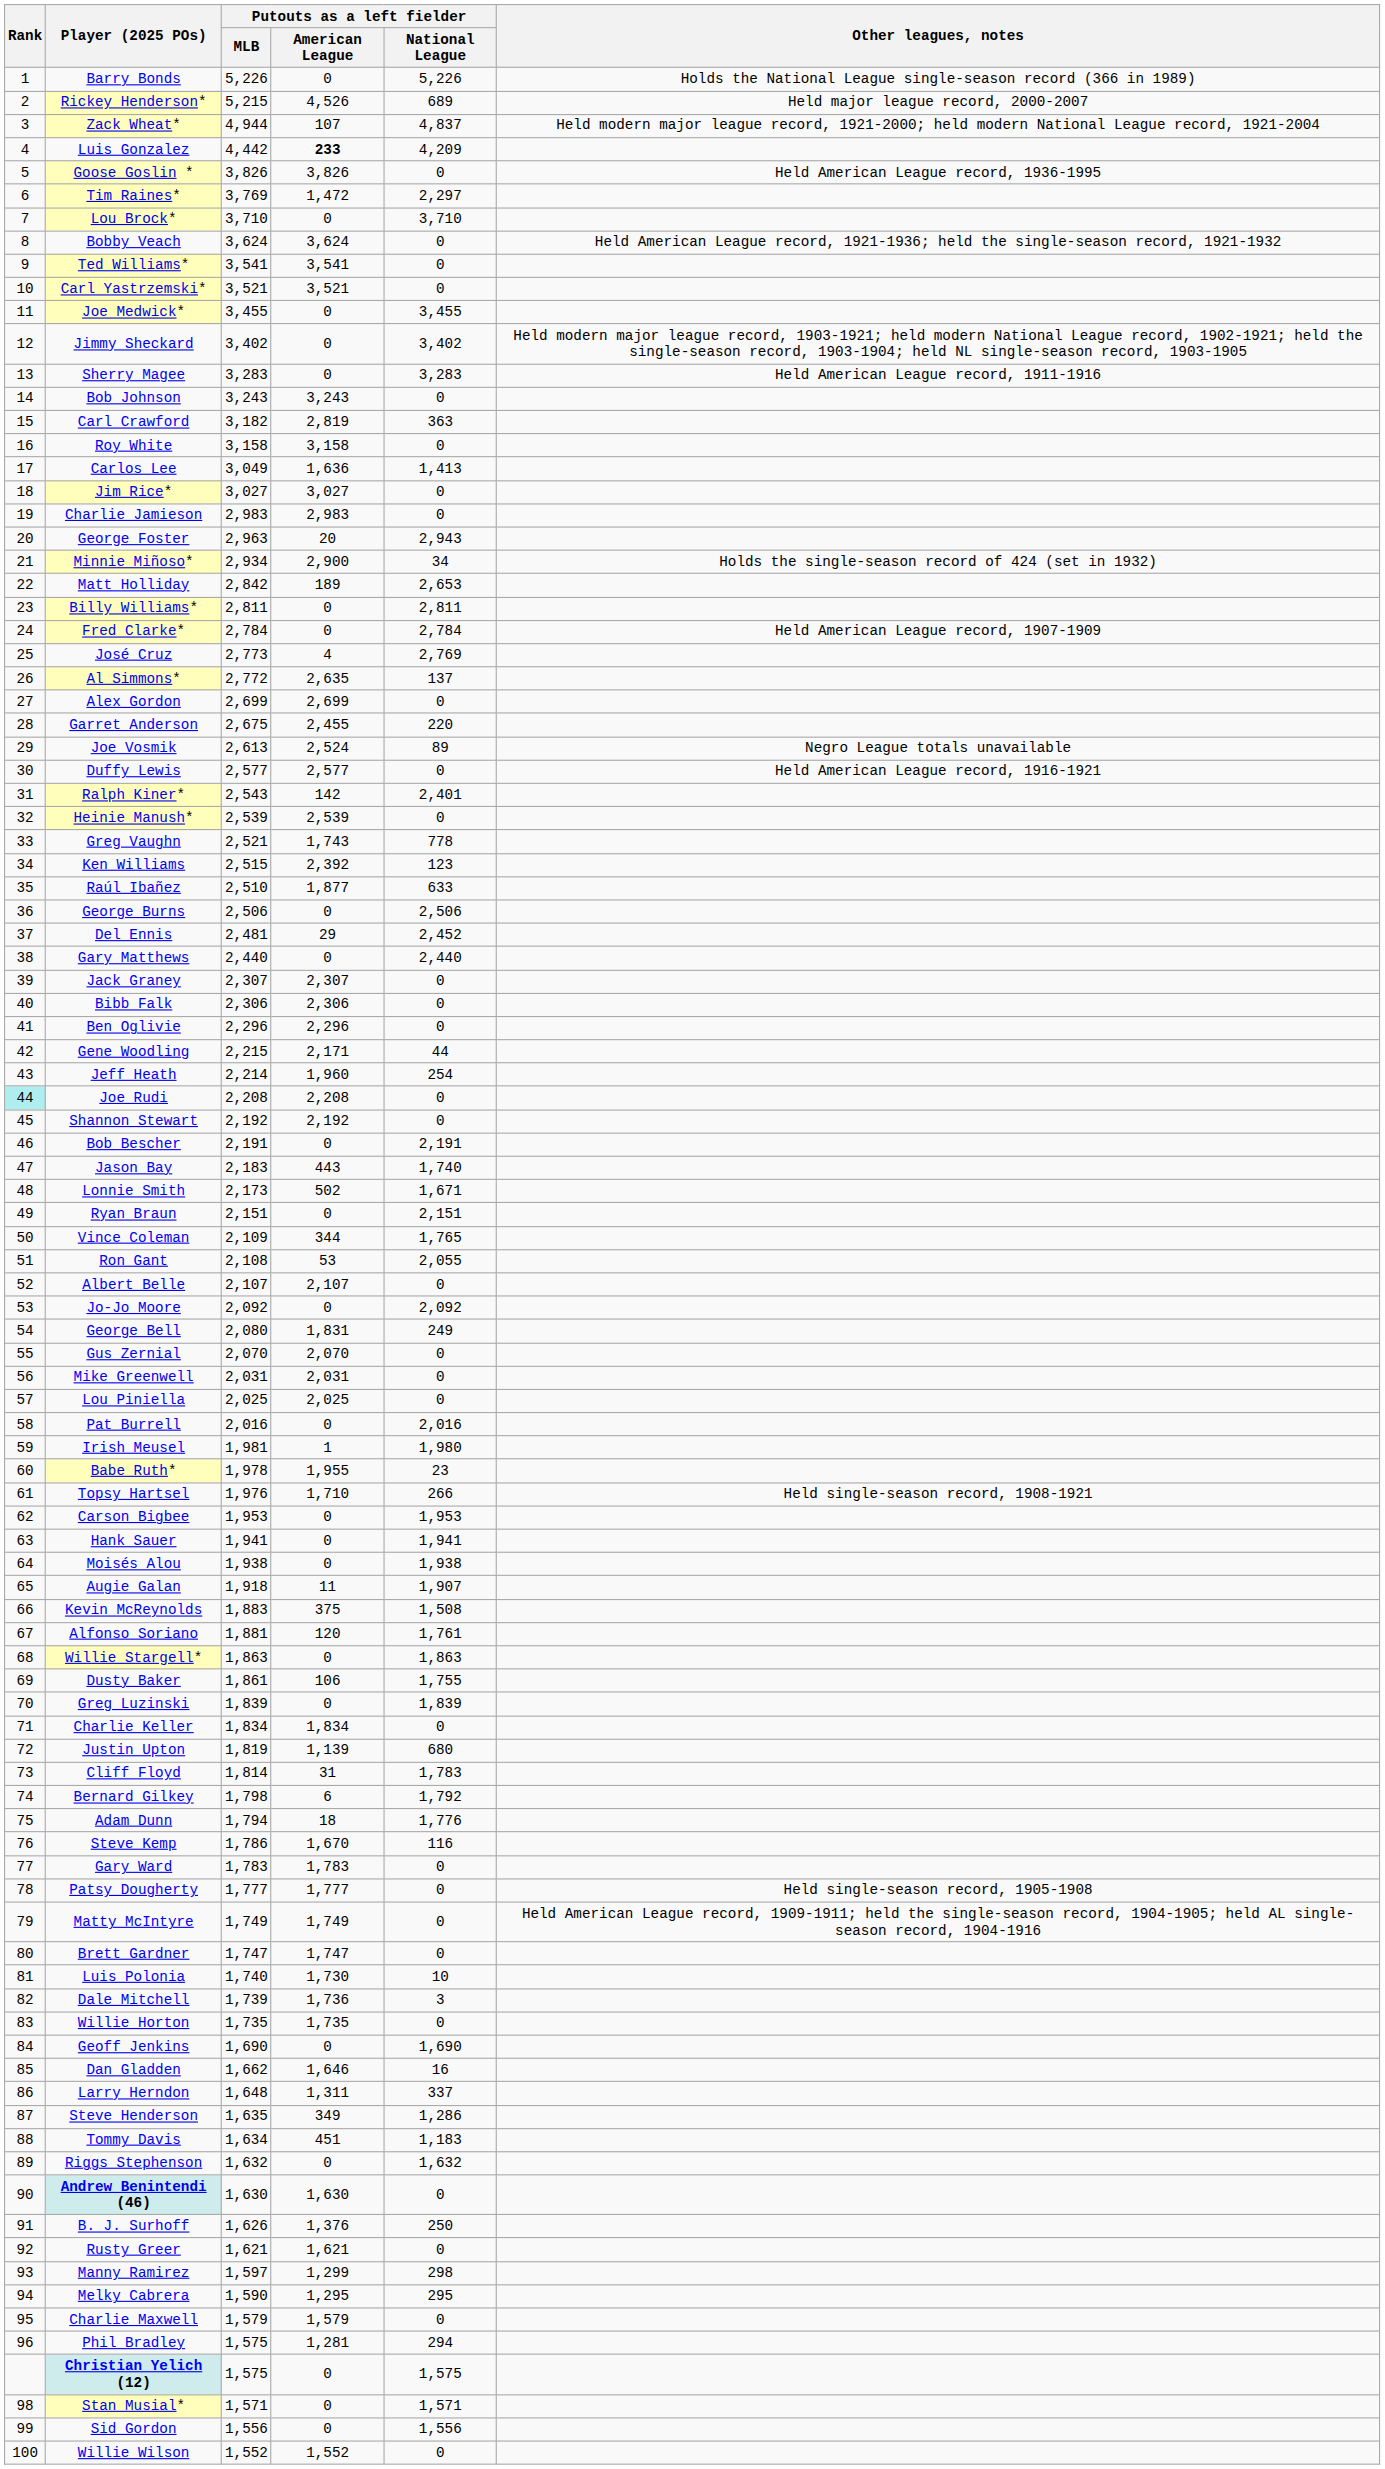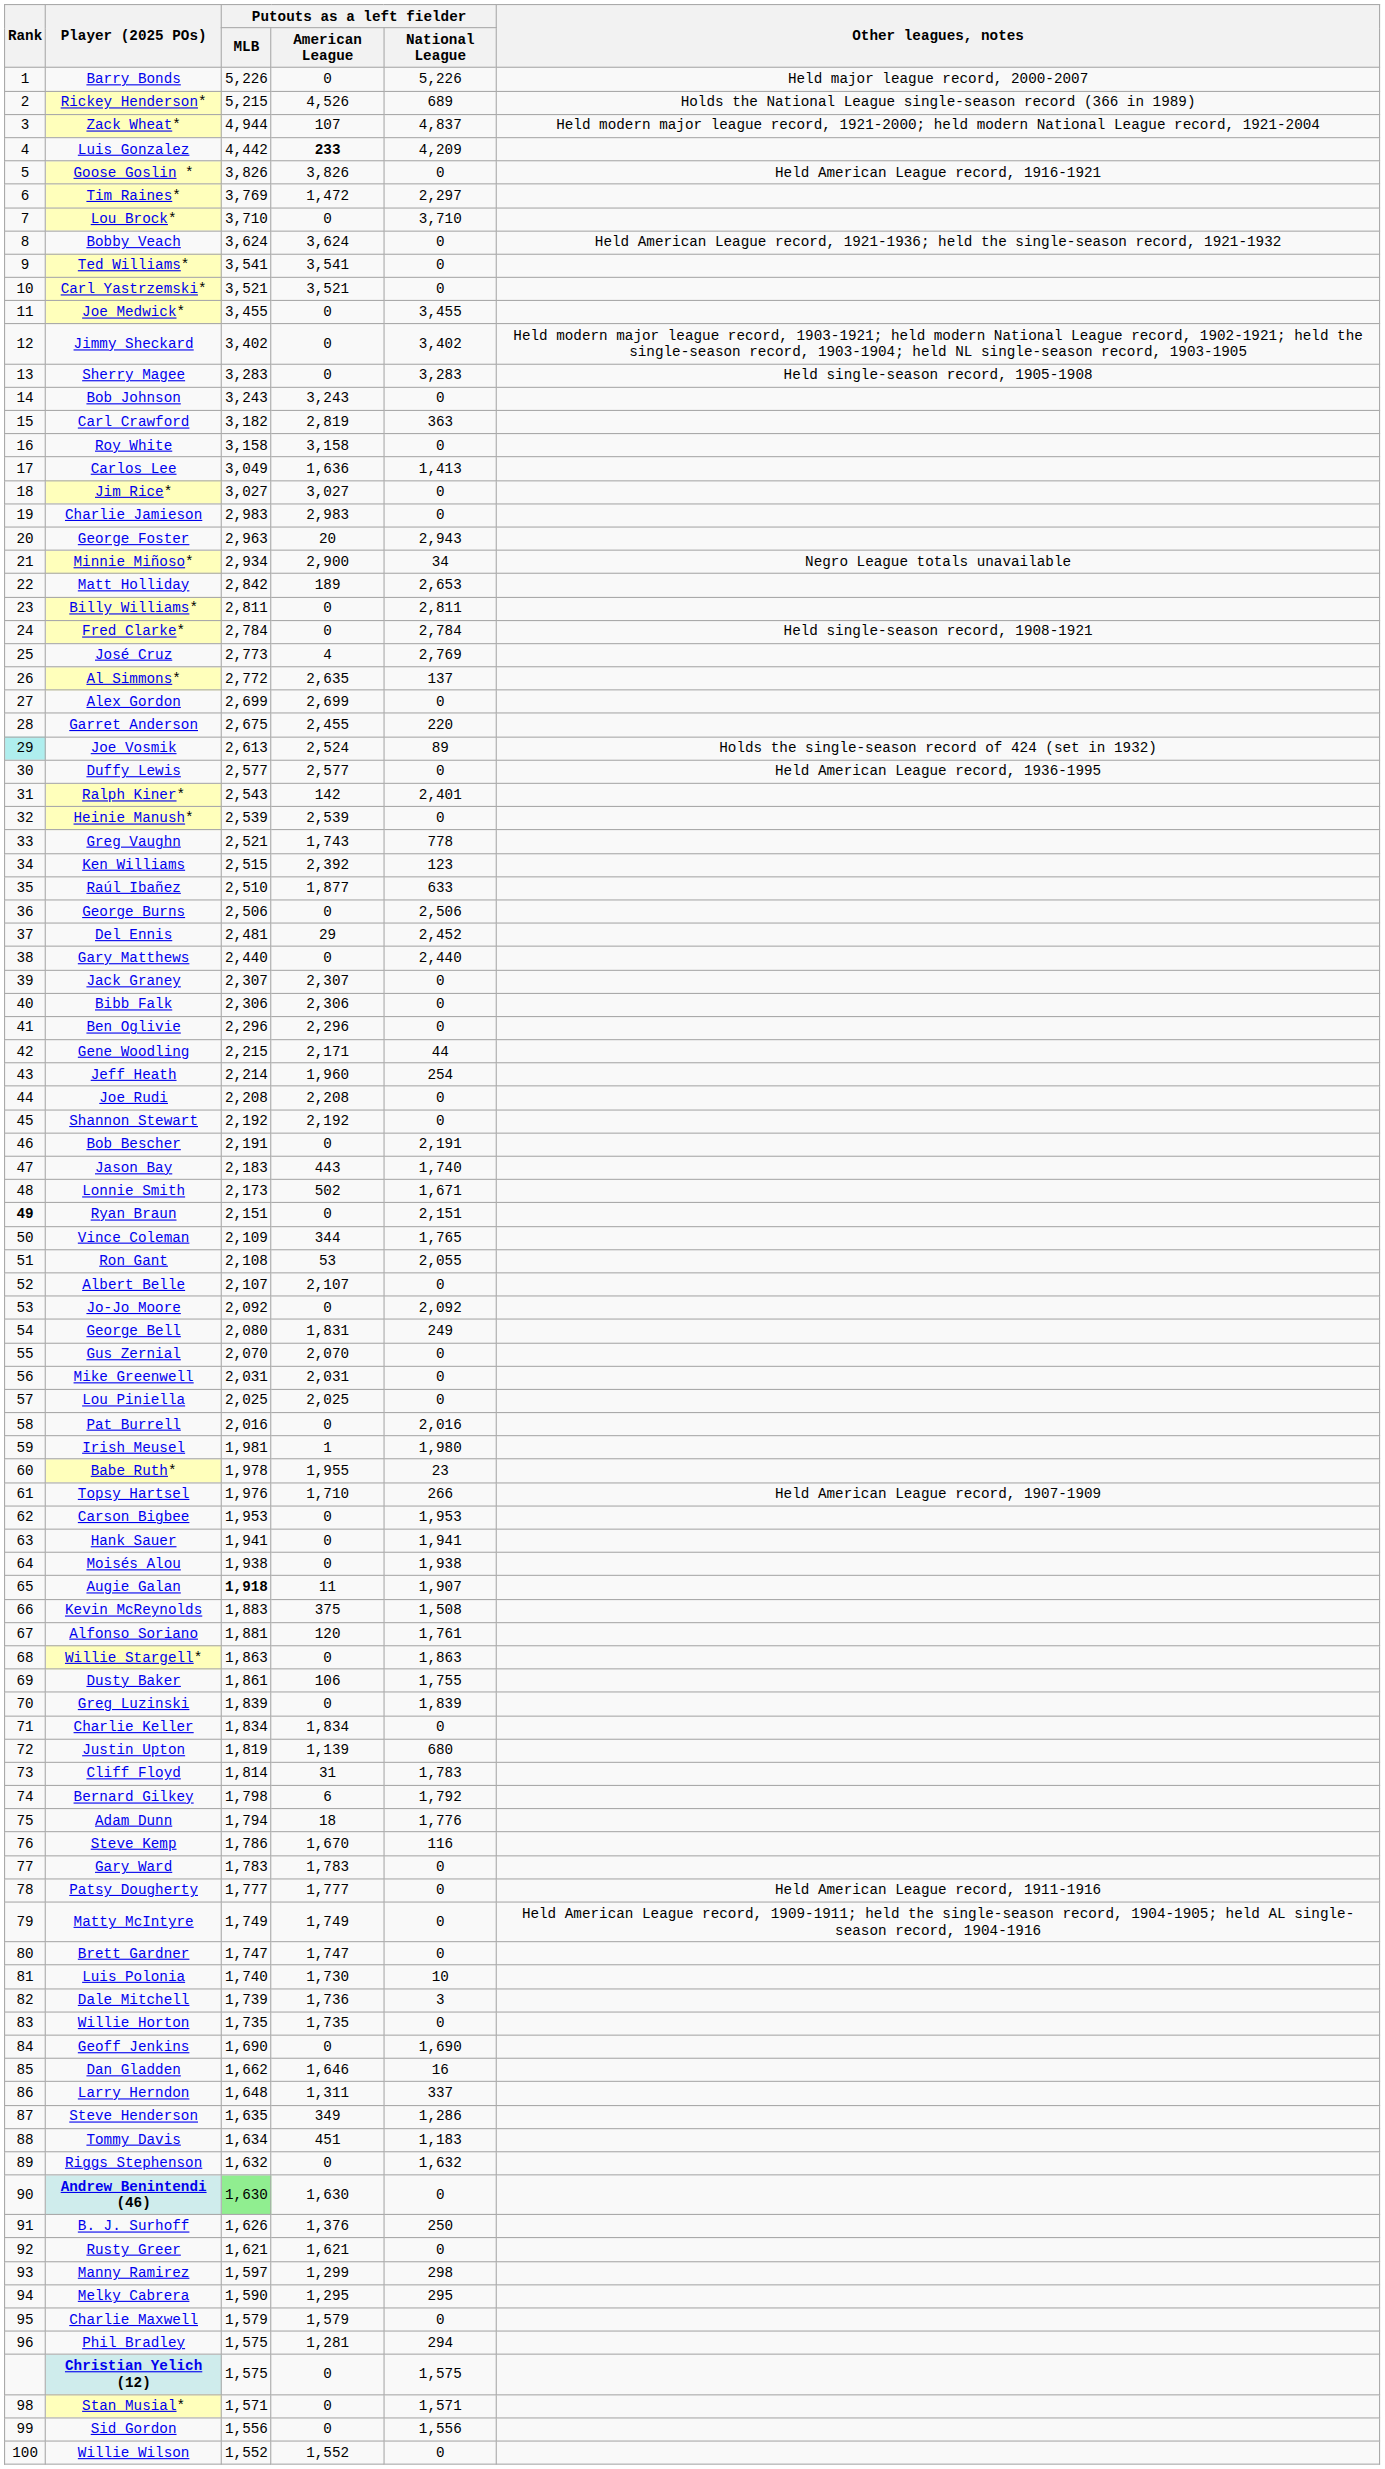(938, 79) Holds the National League single-season record (366 in 1989) -> (938, 79) Held major league record, 2000-2007
(938, 103) Held major league record, 2000-2007 -> (938, 103) Holds the National League single-season record (366 in 1989)
(938, 173) Held American League record, 1936-1995 -> (938, 173) Held American League record, 1916-1921
(938, 375) Held American League record, 1911-1916 -> (938, 375) Held single-season record, 1905-1908
(938, 562) Holds the single-season record of 424 (set in 1932) -> (938, 562) Negro League totals unavailable
(938, 632) Held American League record, 1907-1909 -> (938, 632) Held single-season record, 1908-1921
(25, 748) no background -> (25, 748) paleturquoise background
(938, 748) Negro League totals unavailable -> (938, 748) Holds the single-season record of 424 (set in 1932)
(938, 772) Held American League record, 1916-1921 -> (938, 772) Held American League record, 1936-1995
(25, 1098) paleturquoise background -> (25, 1098) no background
(25, 1215) normal -> (25, 1215) bold
(938, 1494) Held single-season record, 1908-1921 -> (938, 1494) Held American League record, 1907-1909
(246, 1587) normal -> (246, 1587) bold
(938, 1890) Held single-season record, 1905-1908 -> (938, 1890) Held American League record, 1911-1916
(246, 2195) no background -> (246, 2195) lightgreen background
